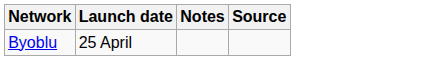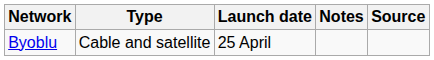+ column: (144, 17)
